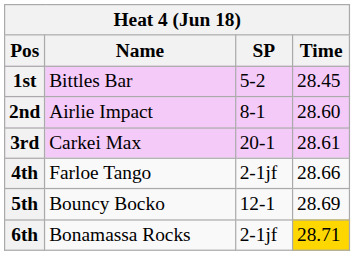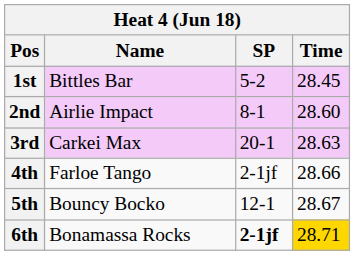(319, 142) 28.61 -> (319, 142) 28.63
(319, 204) 28.69 -> (319, 204) 28.67
(258, 234) normal -> (259, 234) bold
